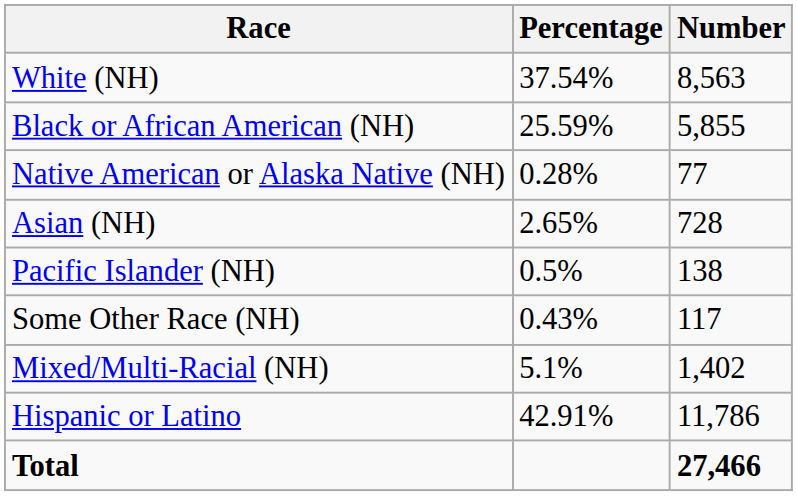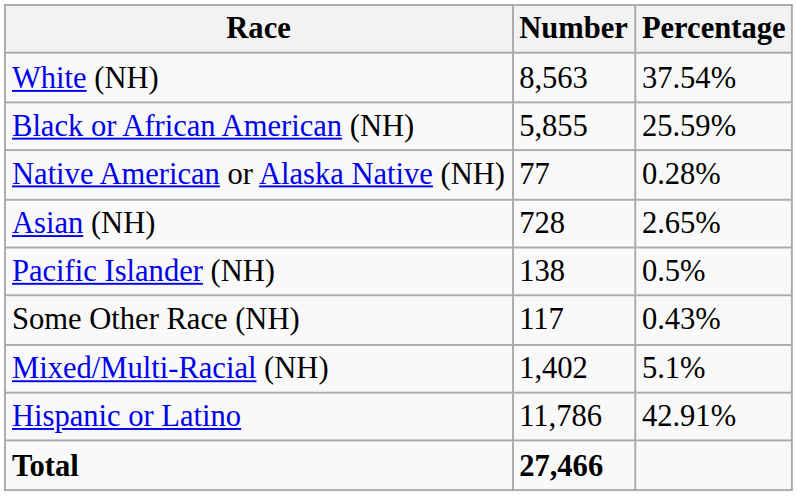columns swapped: (731, 28) <-> (591, 28)
